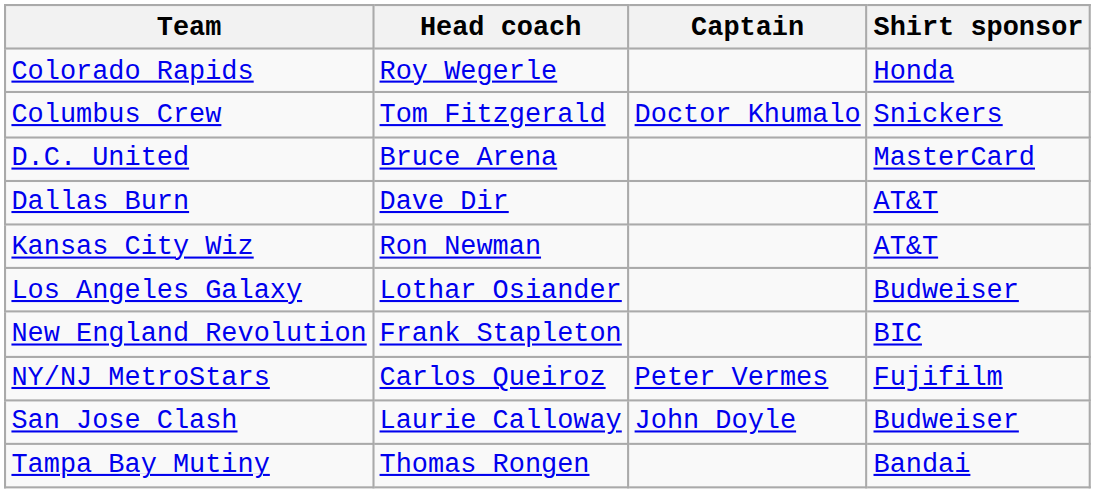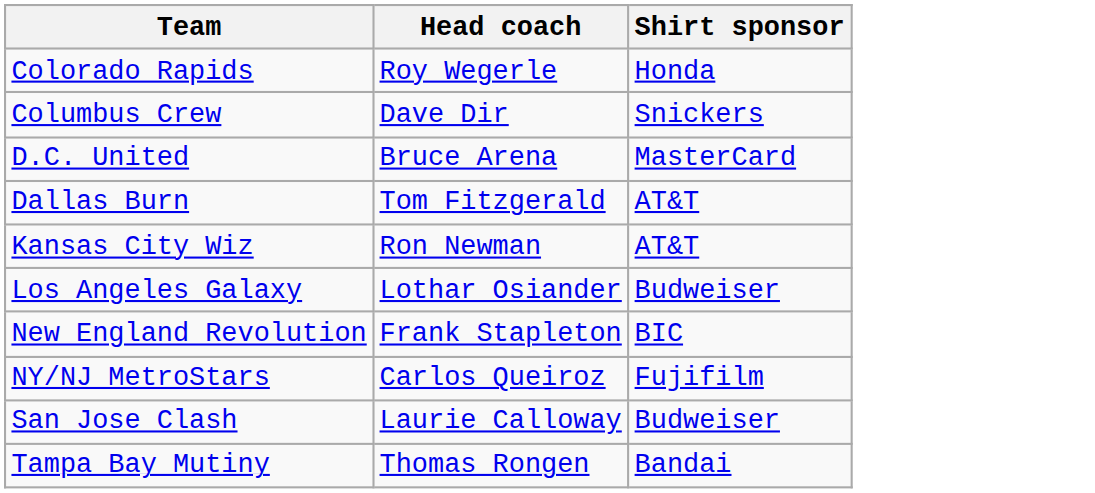- column: (748, 27)
(493, 115) Tom Fitzgerald -> (444, 115) Dave Dir
(444, 202) Dave Dir -> (493, 202) Tom Fitzgerald
